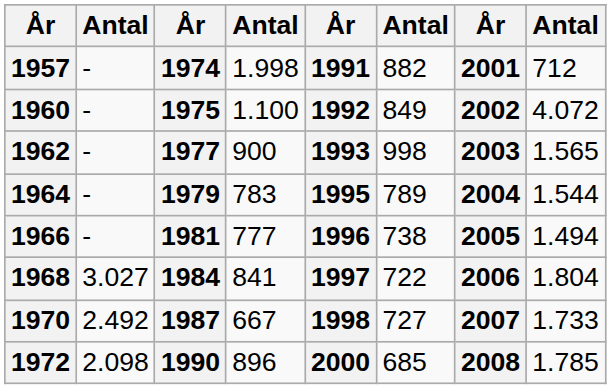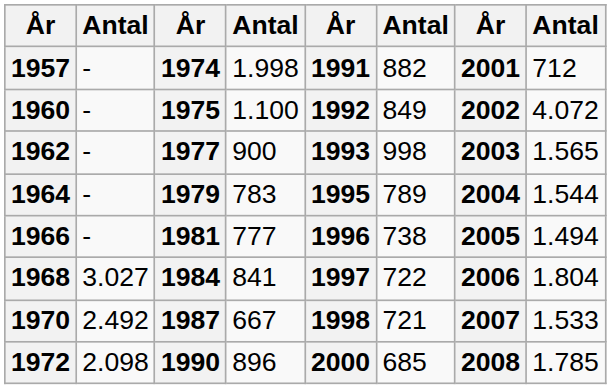(405, 320) 727 -> (405, 320) 721
(566, 320) 1.733 -> (566, 320) 1.533
